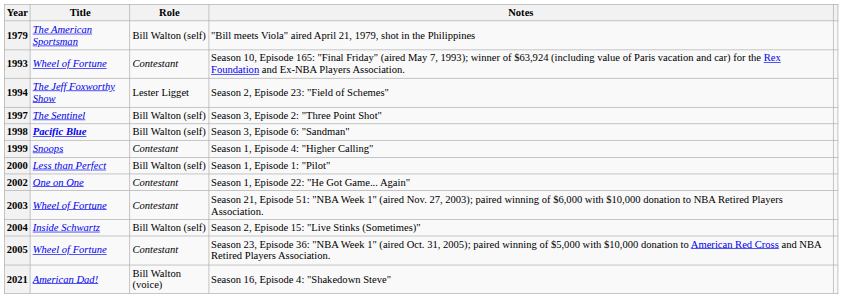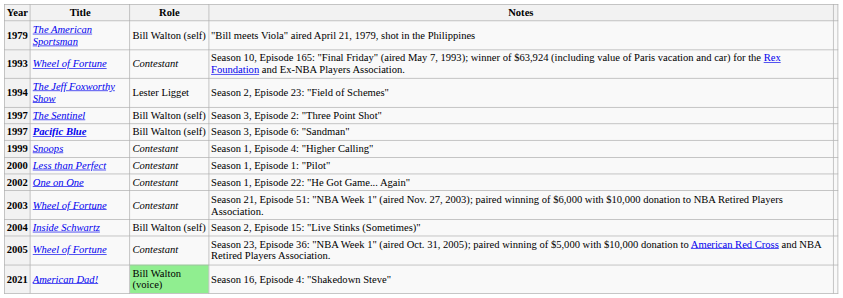(17, 132) 1998 -> (17, 132) 1997
(169, 165) Bill Walton (self) -> (155, 165) Contestant
(157, 279) no background -> (157, 279) lightgreen background
